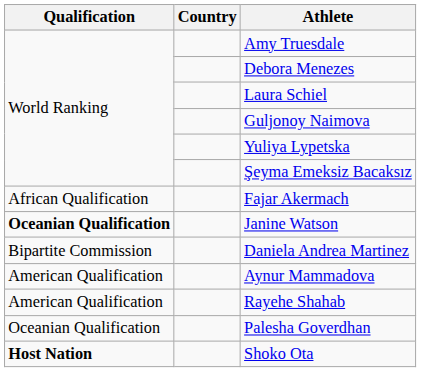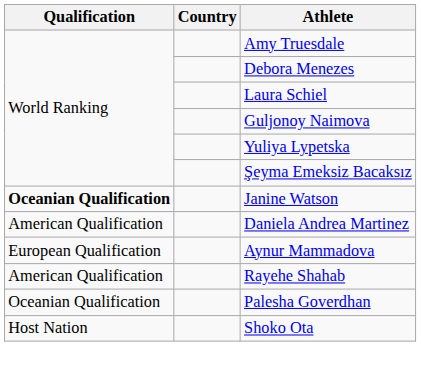- row: (296, 198)
(80, 250) Bipartite Commission -> (86, 224) American Qualification
(86, 276) American Qualification -> (85, 250) European Qualification
(50, 353) bold -> (48, 328) normal
